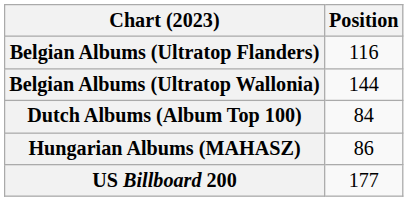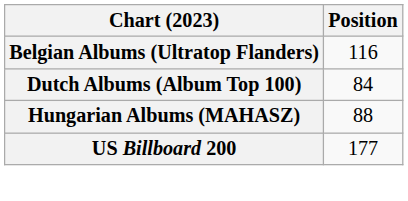- row: (165, 84)
(364, 148) 86 -> (363, 116) 88
